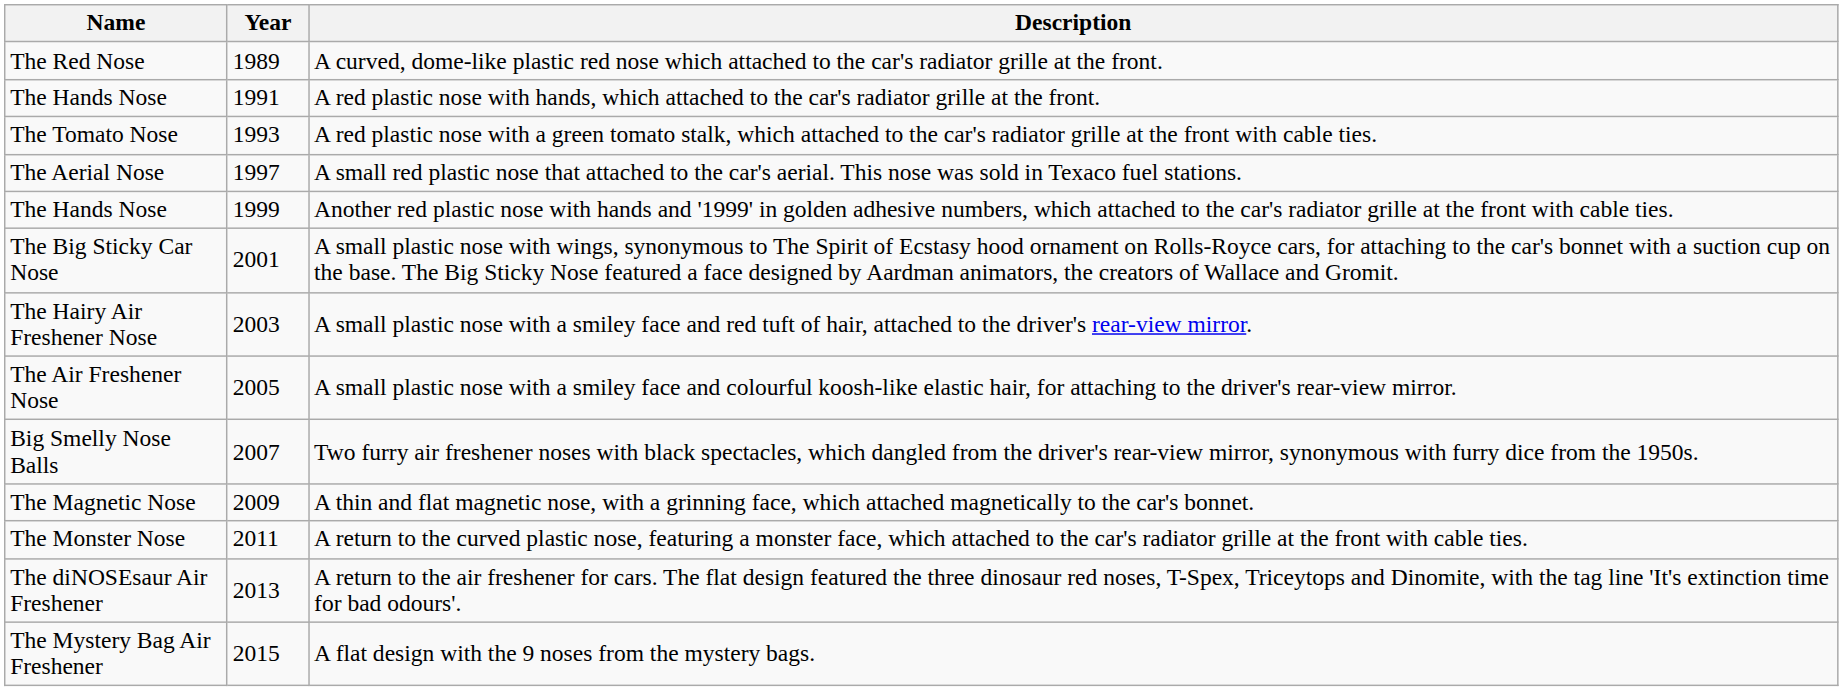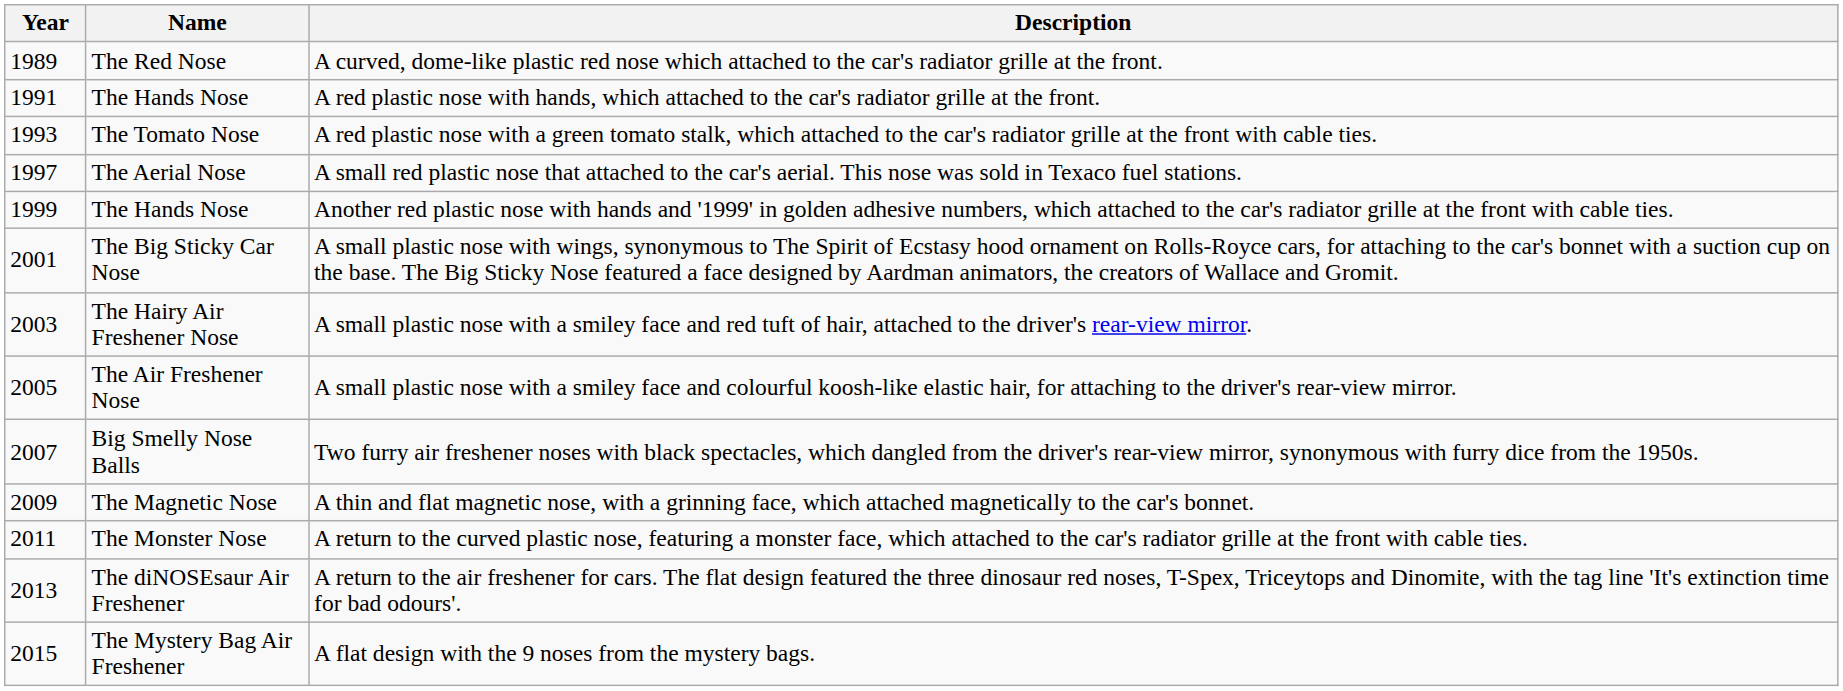columns swapped: (268, 23) <-> (116, 23)
